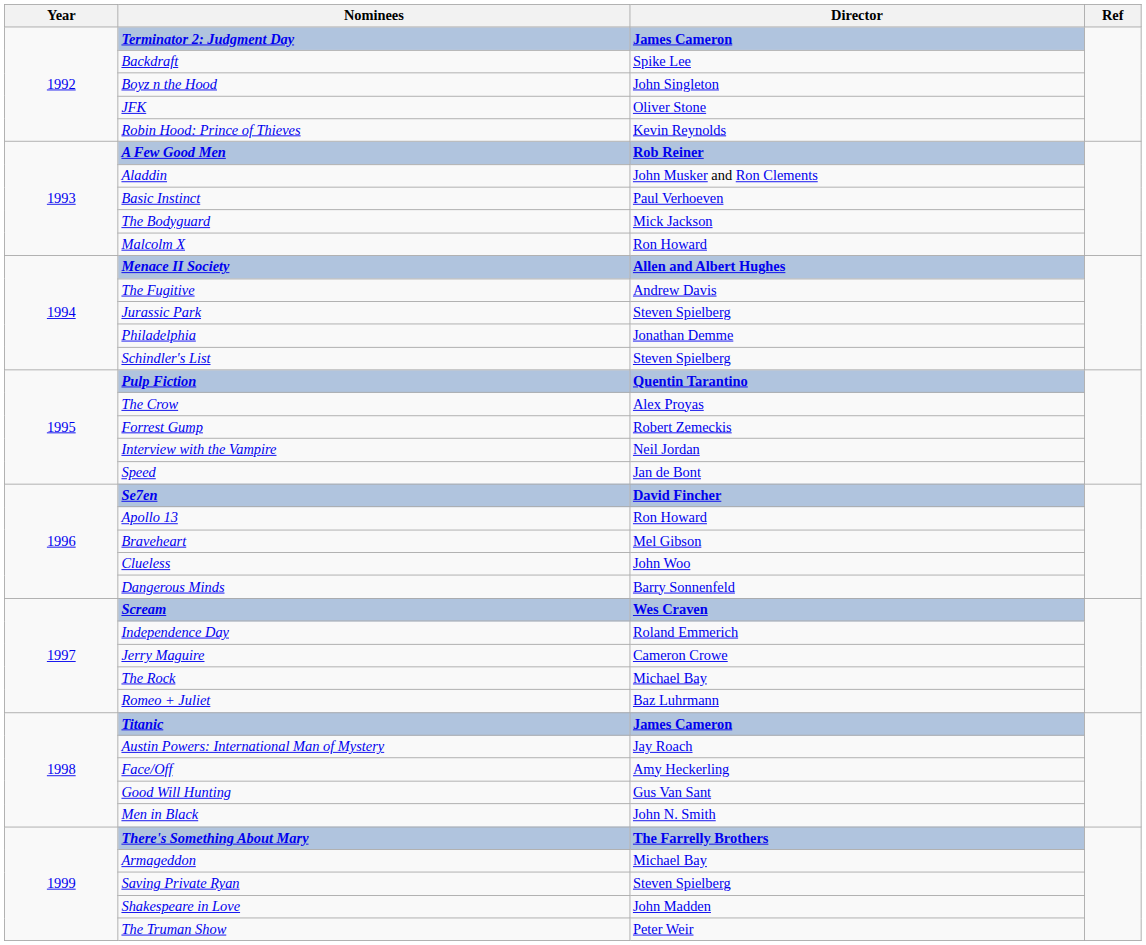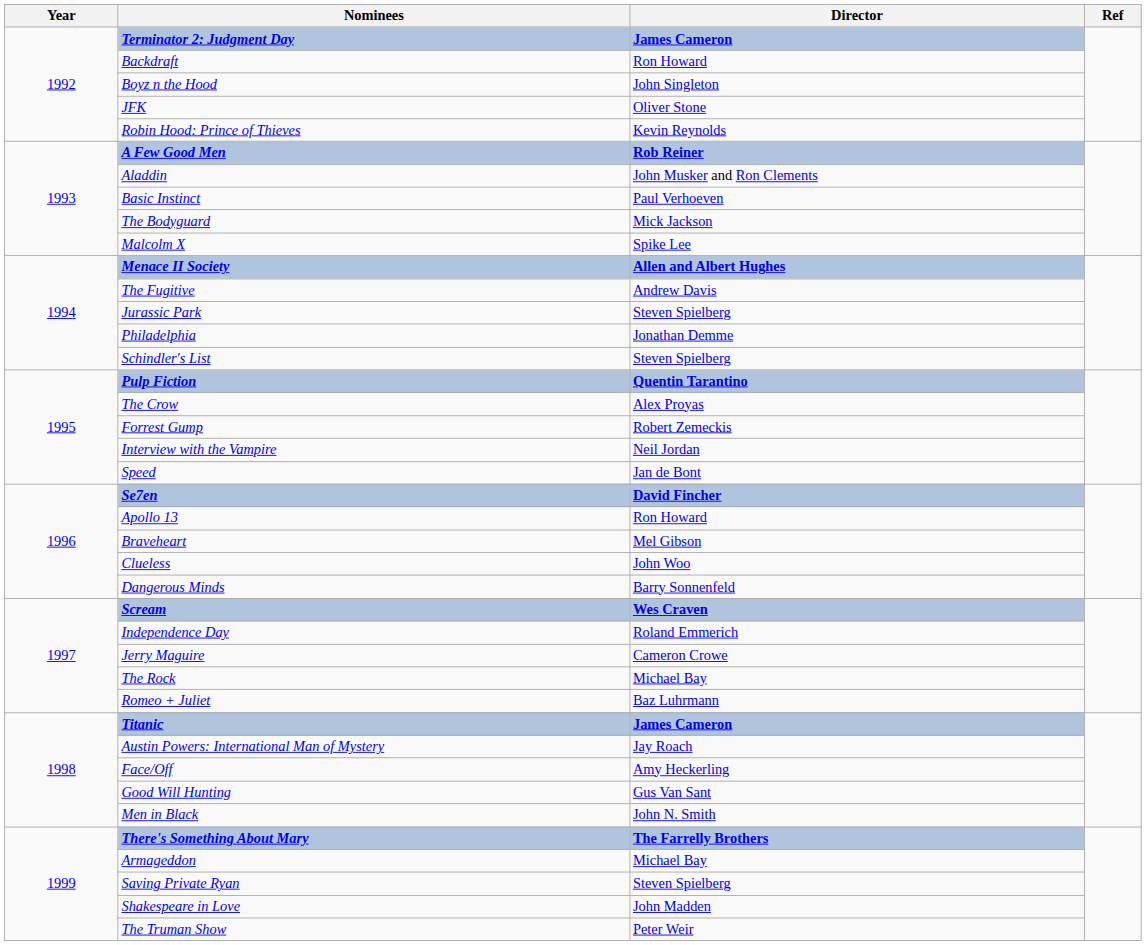(662, 61) Spike Lee -> (670, 61) Ron Howard
(670, 244) Ron Howard -> (662, 244) Spike Lee
